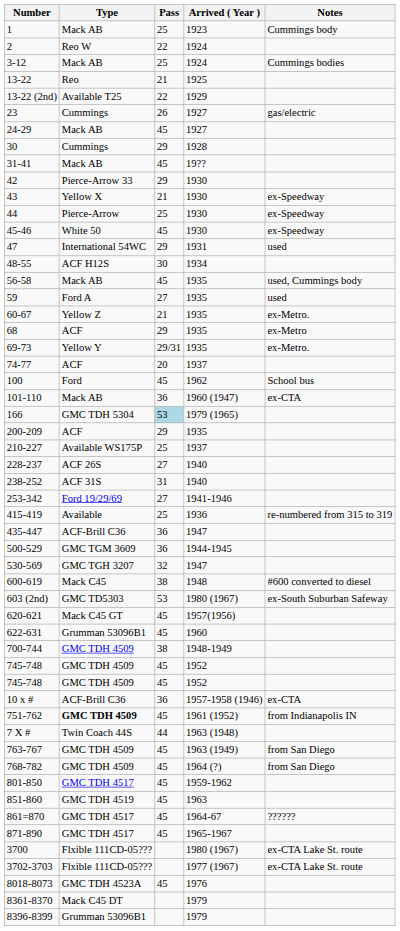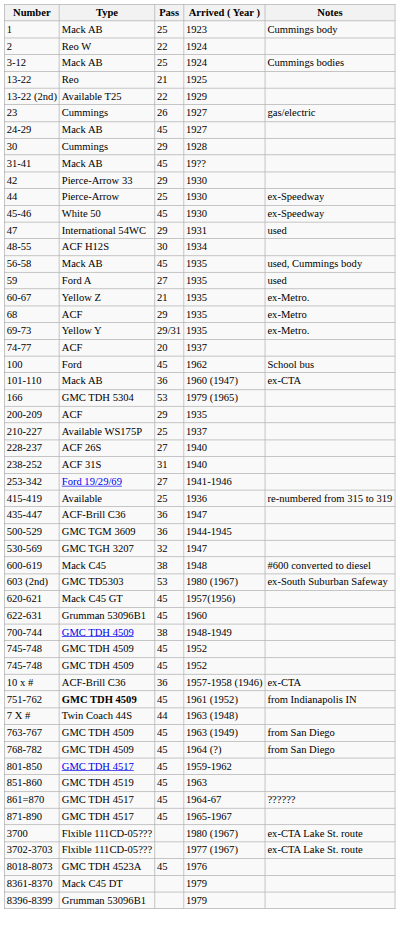- row: (12, 197)
(162, 414) lightblue background -> (162, 398) no background
